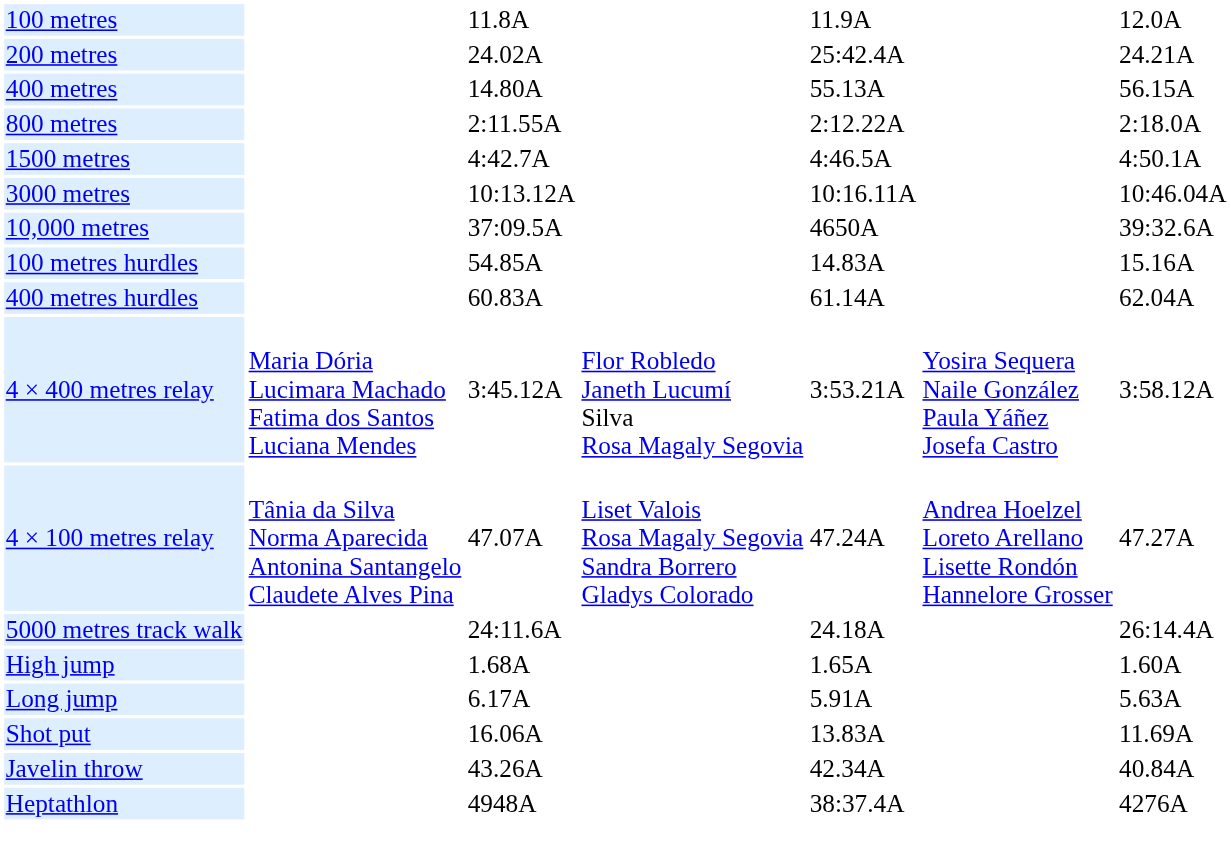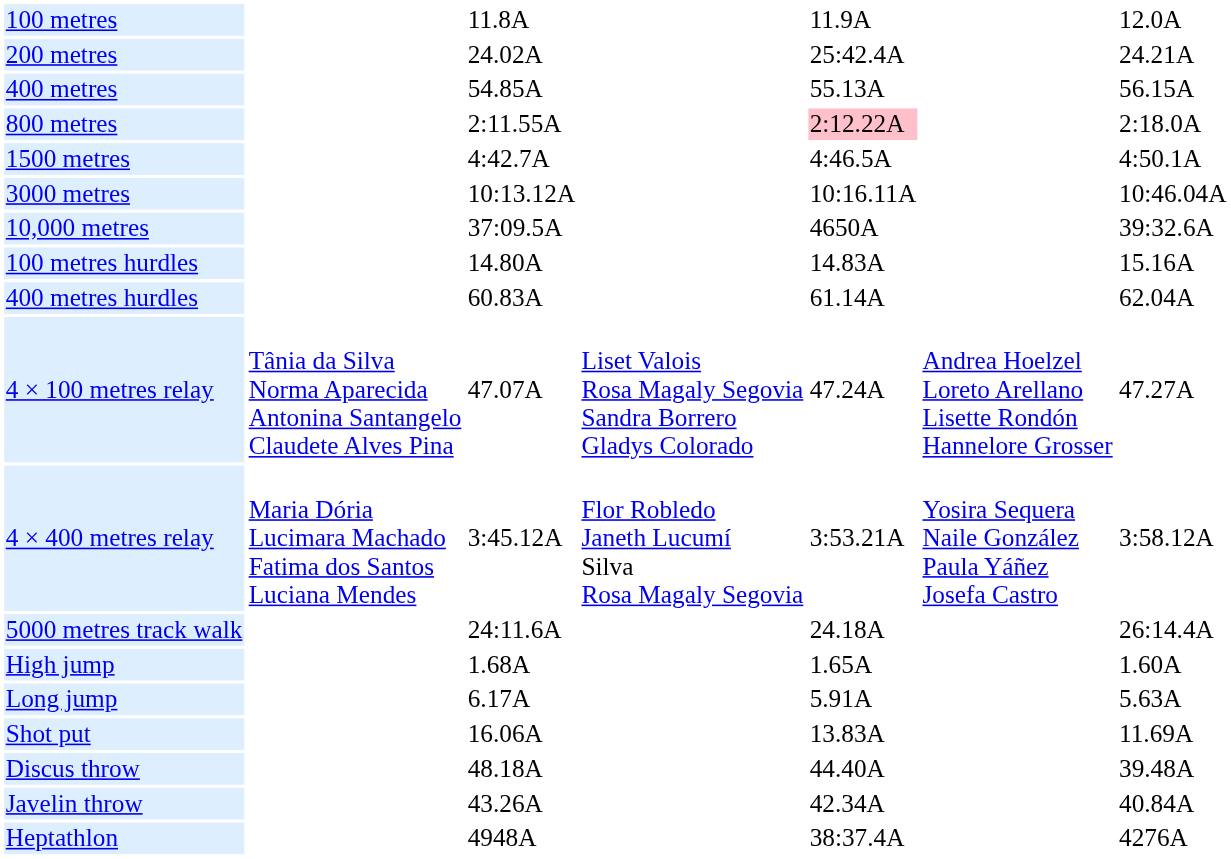(505, 89) 14.80A -> (505, 89) 54.85A
(857, 123) no background -> (857, 123) pink background
(505, 262) 54.85A -> (505, 262) 14.80A
rows swapped: (110, 537) <-> (110, 389)
+ row: (73, 768)
